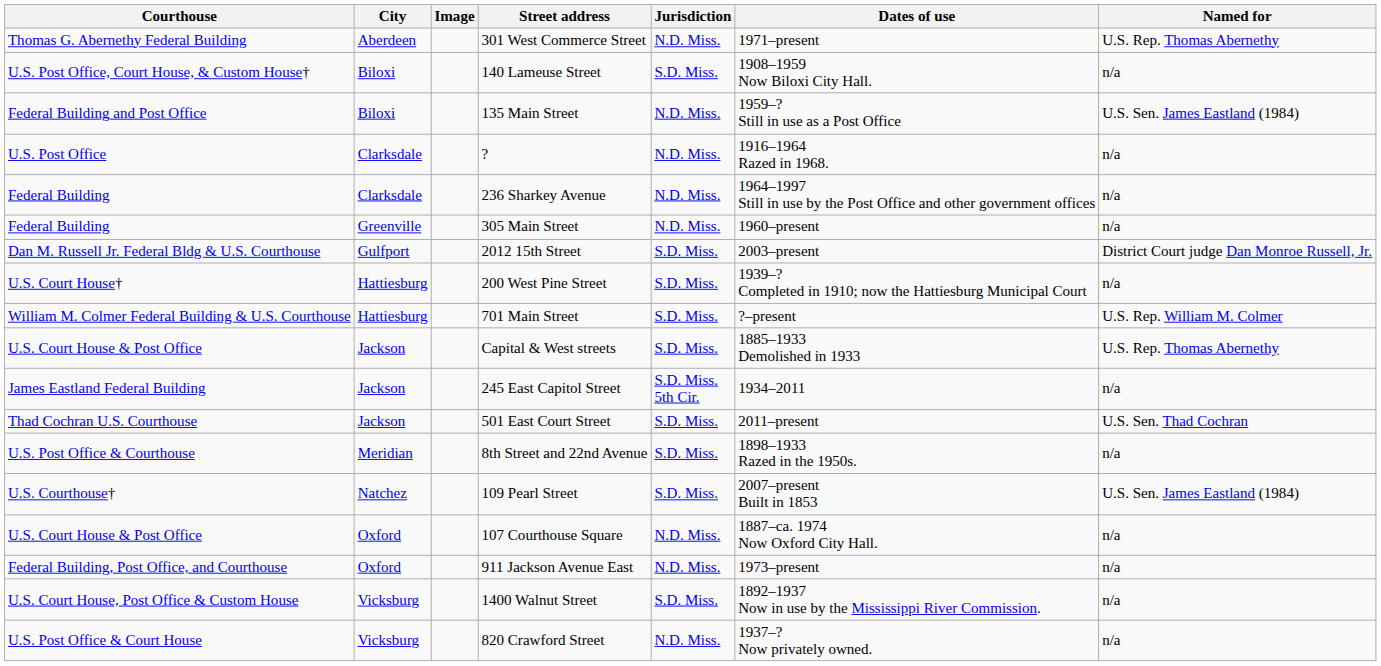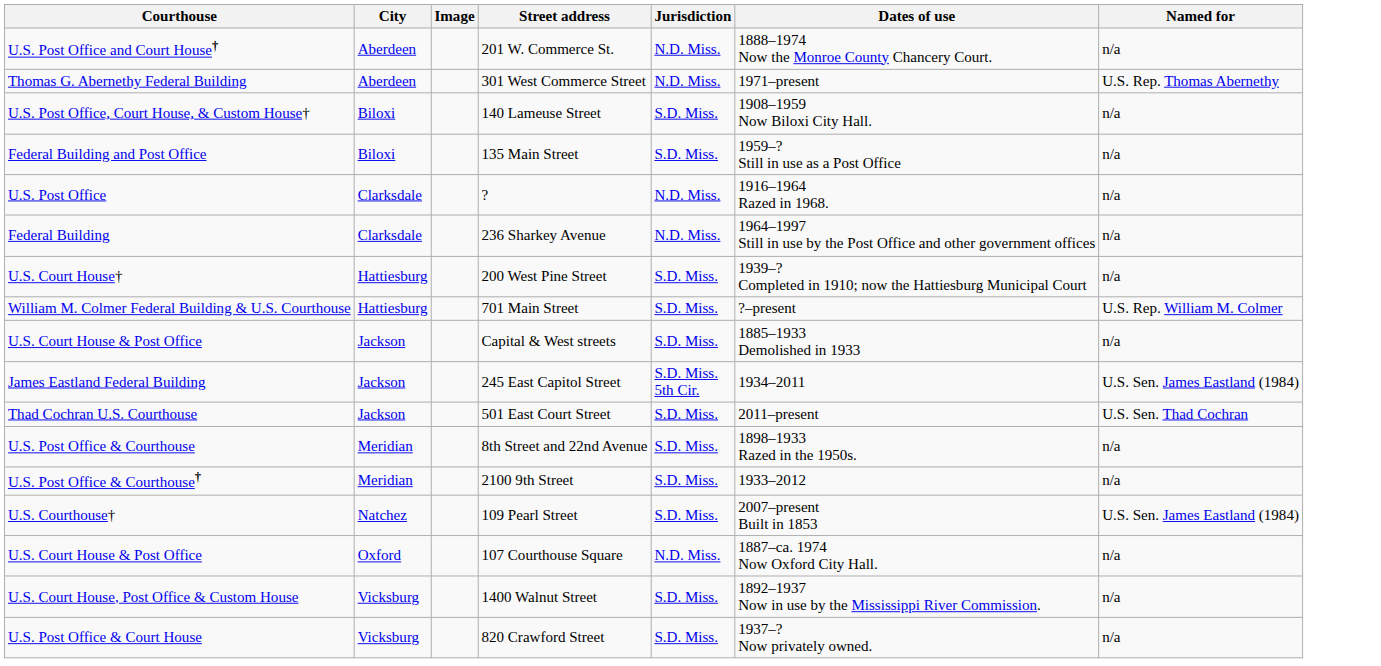+ row: (548, 48)
(687, 113) N.D. Miss. -> (686, 154) S.D. Miss.
(1201, 113) U.S. Sen. James Eastland (1984) -> (1111, 154) n/a
- row: (530, 227)
- row: (531, 251)
(1191, 348) U.S. Rep. Thomas Abernethy -> (1111, 341) n/a
(1111, 388) n/a -> (1201, 381) U.S. Sen. James Eastland (1984)
+ row: (527, 480)
- row: (557, 567)
(687, 640) N.D. Miss. -> (686, 637) S.D. Miss.
